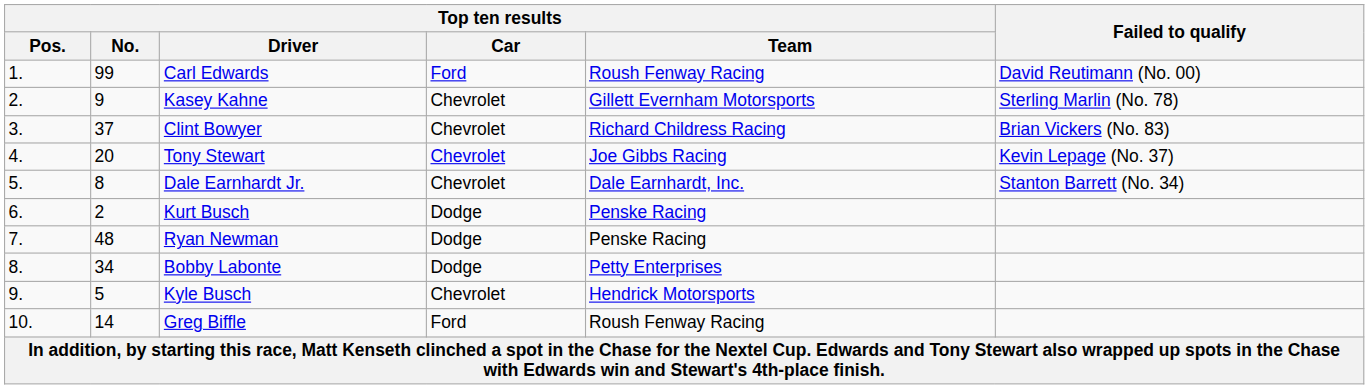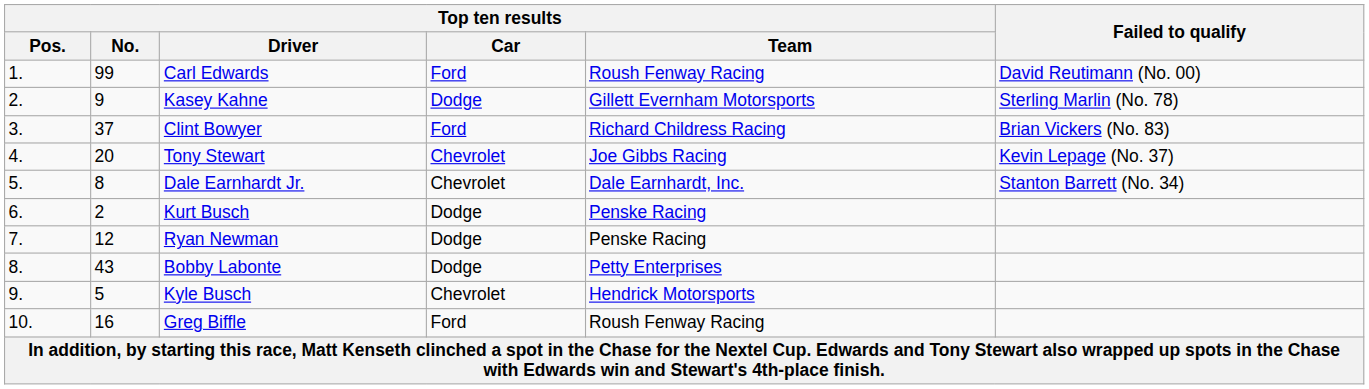(468, 101) Chevrolet -> (456, 101) Dodge
(468, 128) Chevrolet -> (448, 128) Ford
(104, 239) 48 -> (104, 239) 12
(104, 267) 34 -> (104, 267) 43
(104, 322) 14 -> (104, 322) 16
